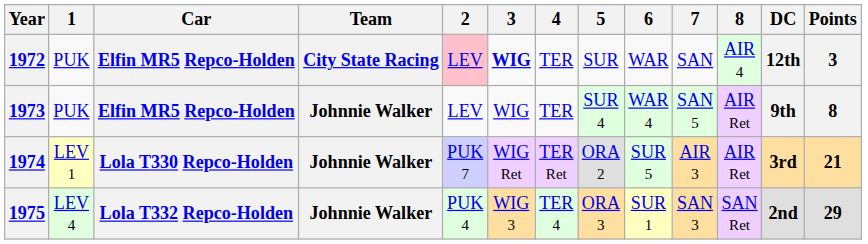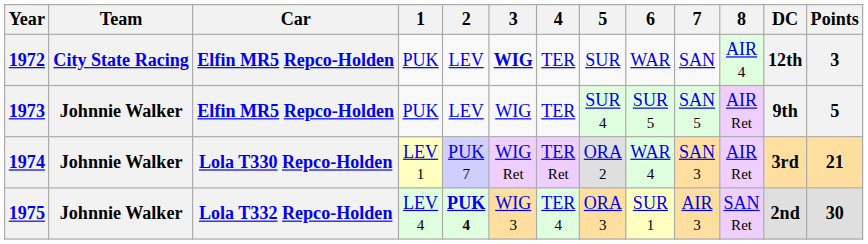columns swapped: (371, 19) <-> (71, 19)
(465, 60) pink background -> (466, 60) no background
(648, 111) WAR 4 -> (650, 111) SUR 5
(833, 111) 8 -> (835, 111) 5
(648, 162) SUR 5 -> (650, 162) WAR 4
(695, 162) AIR 3 -> (697, 162) SAN 3
(465, 213) normal -> (466, 213) bold
(695, 213) SAN 3 -> (697, 213) AIR 3
(833, 213) 29 -> (835, 213) 30
